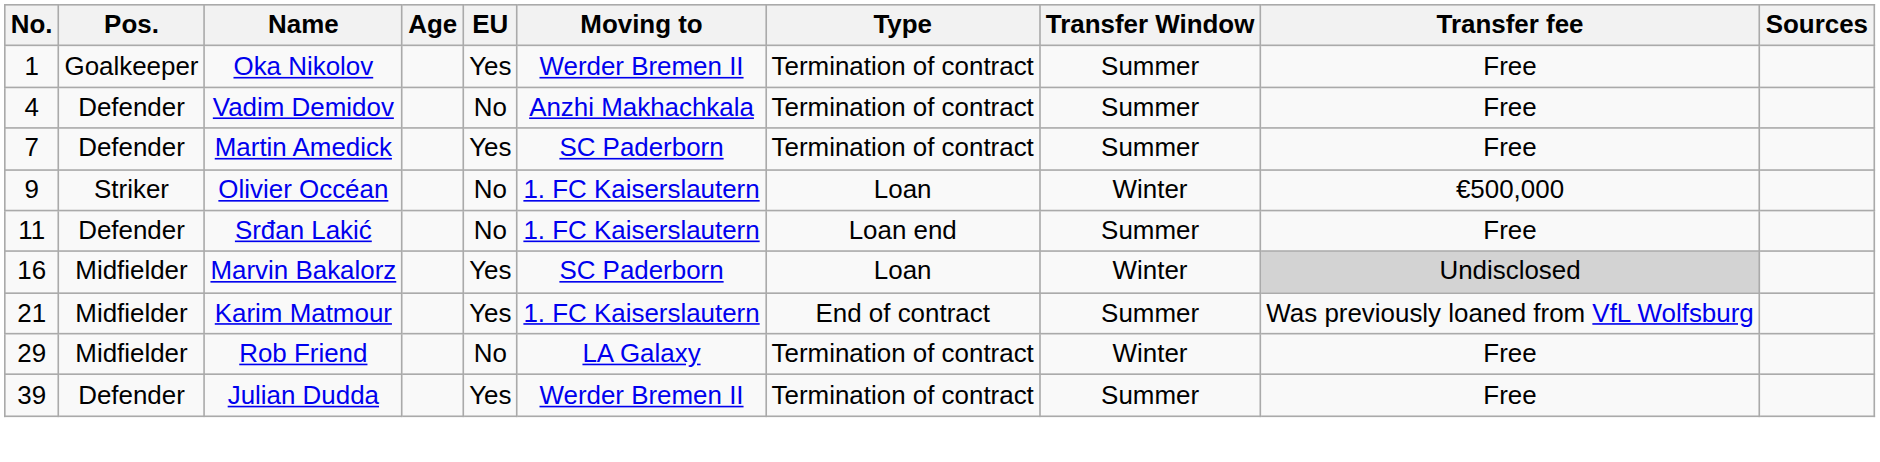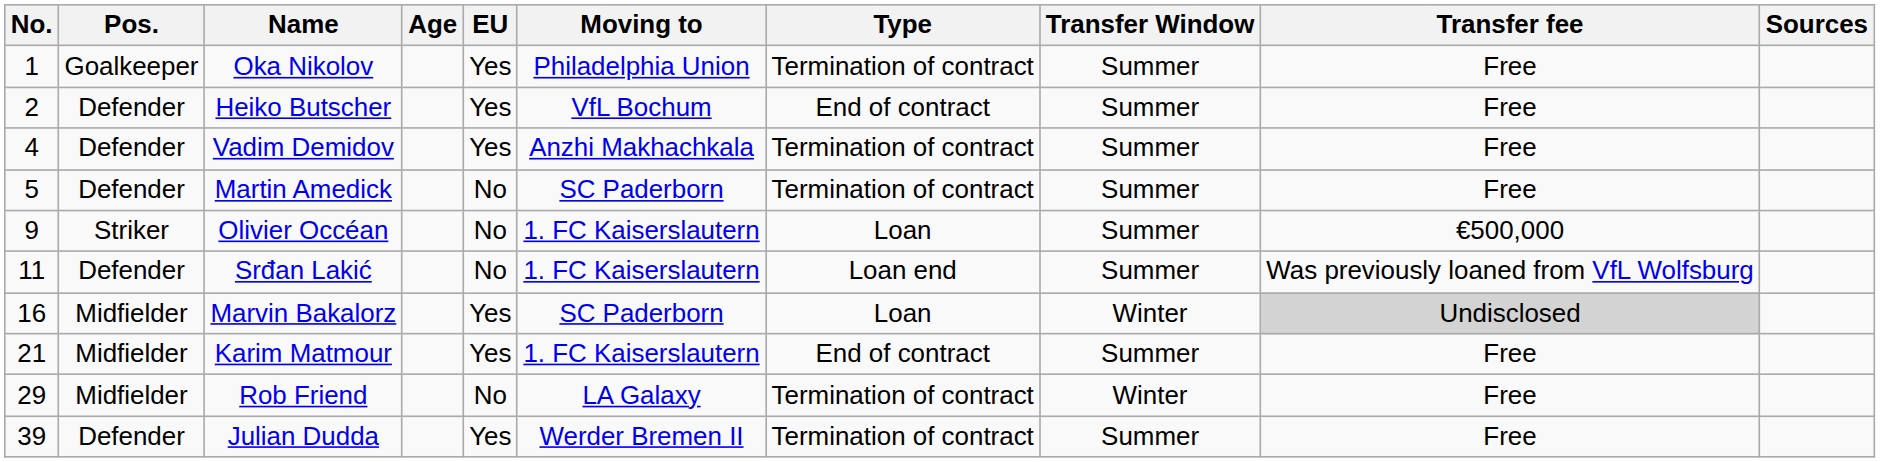(642, 66) Werder Bremen II -> (642, 66) Philadelphia Union
+ row: (303, 107)
(490, 107) No -> (490, 148) Yes
(32, 148) 7 -> (32, 189) 5
(490, 148) Yes -> (490, 189) No
(1150, 189) Winter -> (1150, 230) Summer
(1510, 230) Free -> (1510, 271) Was previously loaned from VfL Wolfsburg
(1510, 312) Was previously loaned from VfL Wolfsburg -> (1510, 353) Free
